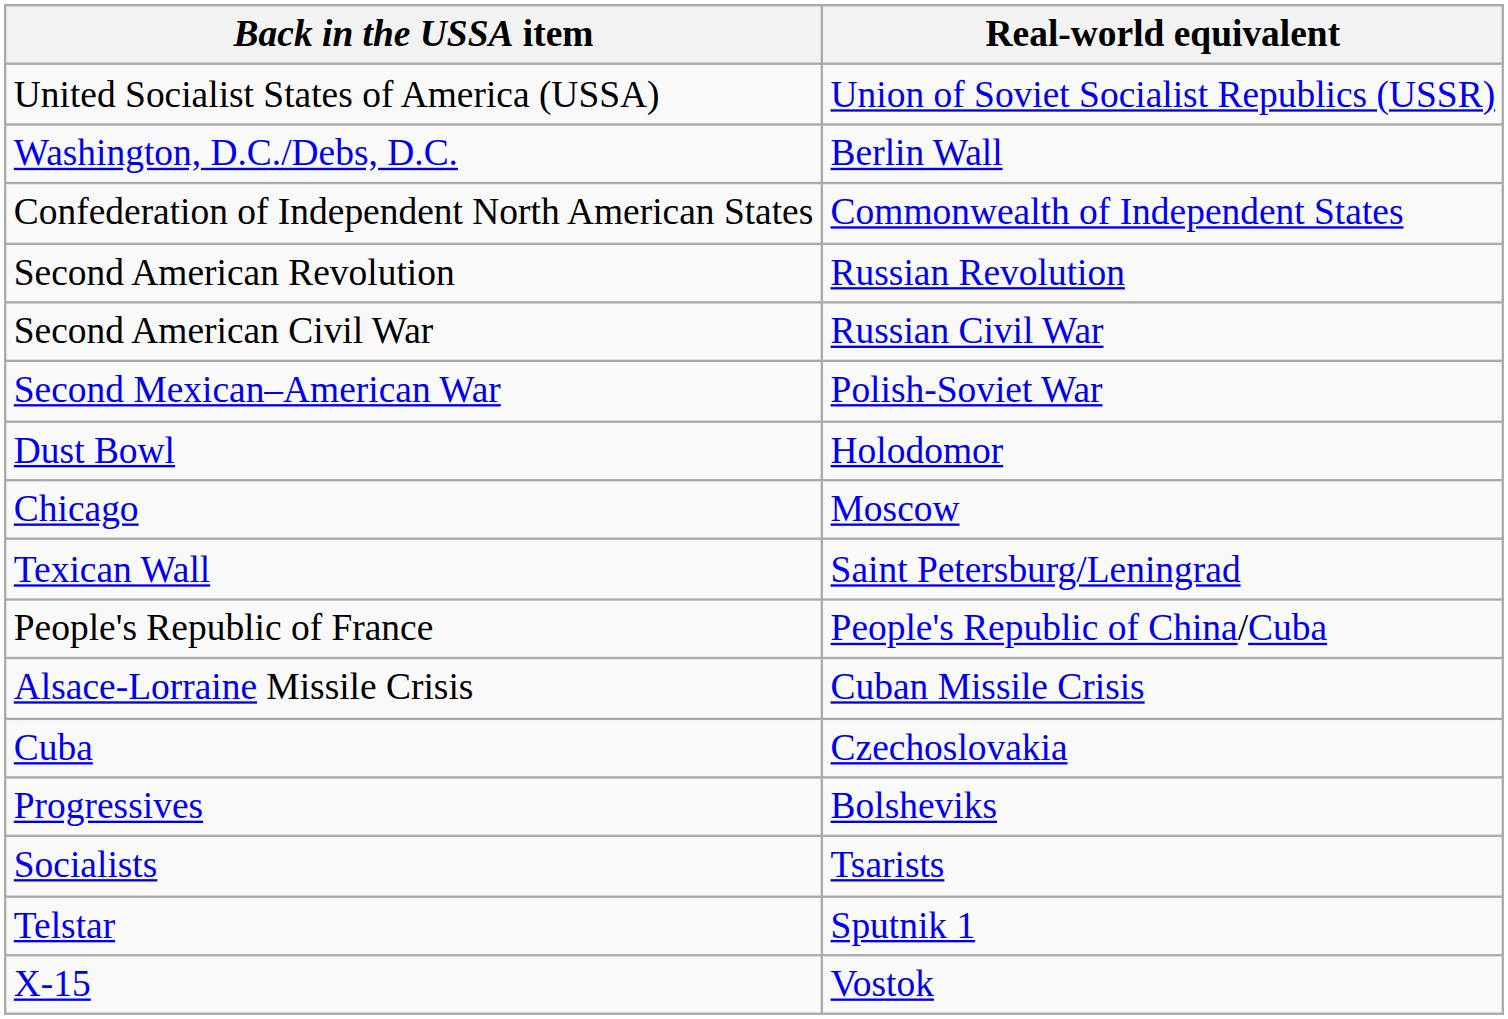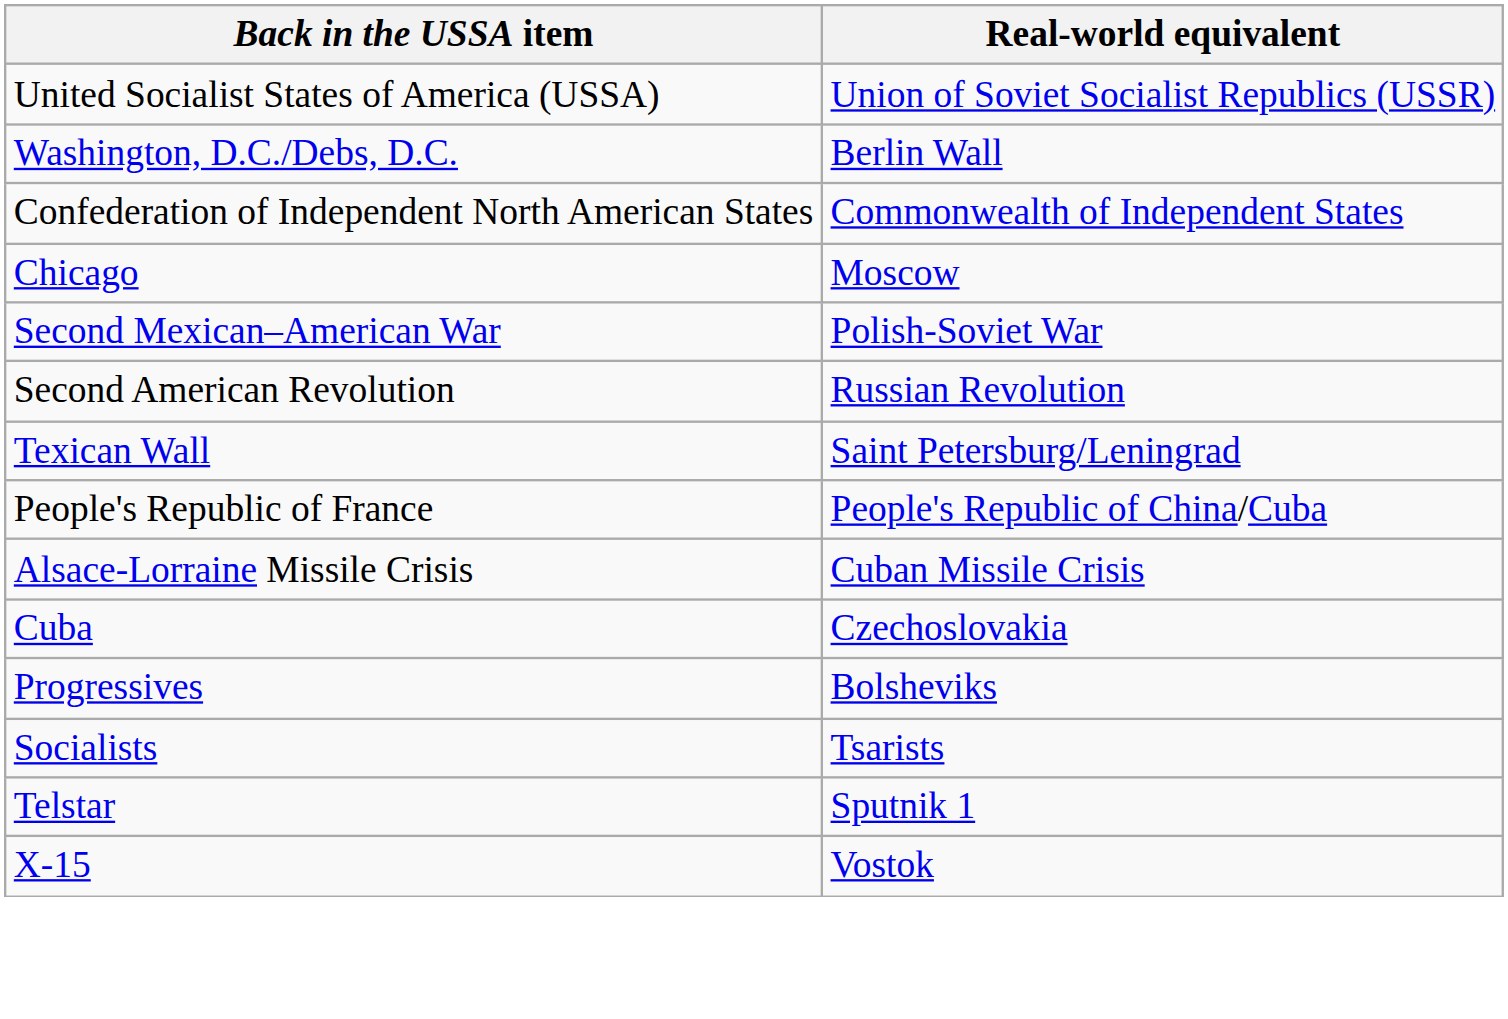rows swapped: (234, 271) <-> (76, 509)
- row: (224, 331)
- row: (94, 449)
